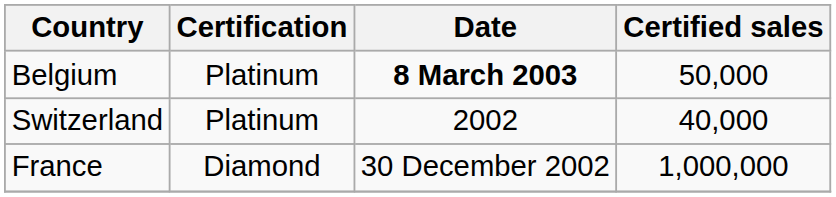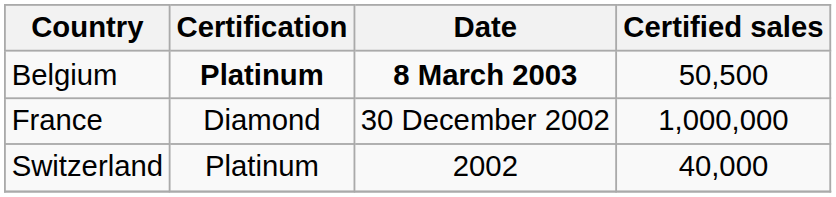(262, 74) normal -> (262, 74) bold
(723, 74) 50,000 -> (723, 74) 50,500
rows swapped: (57, 167) <-> (87, 120)
